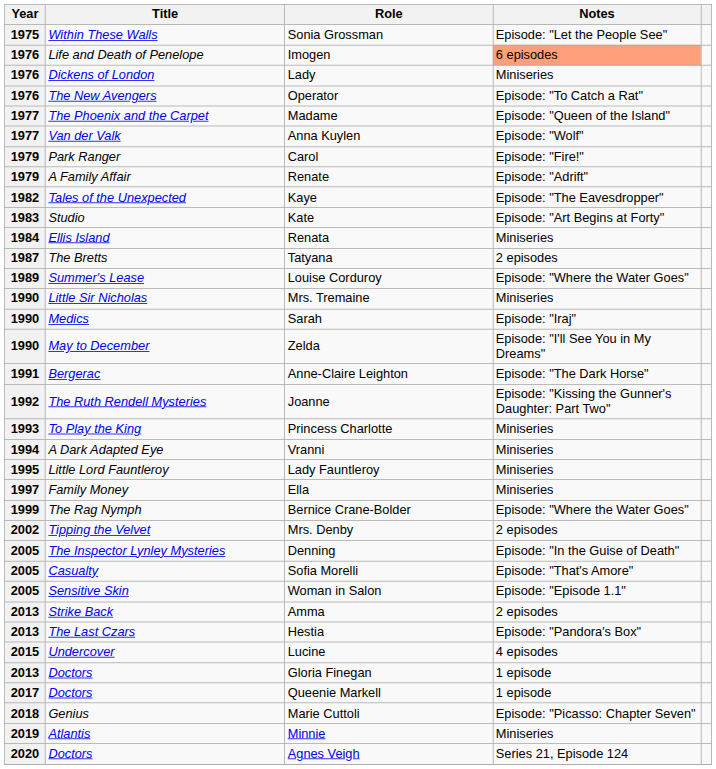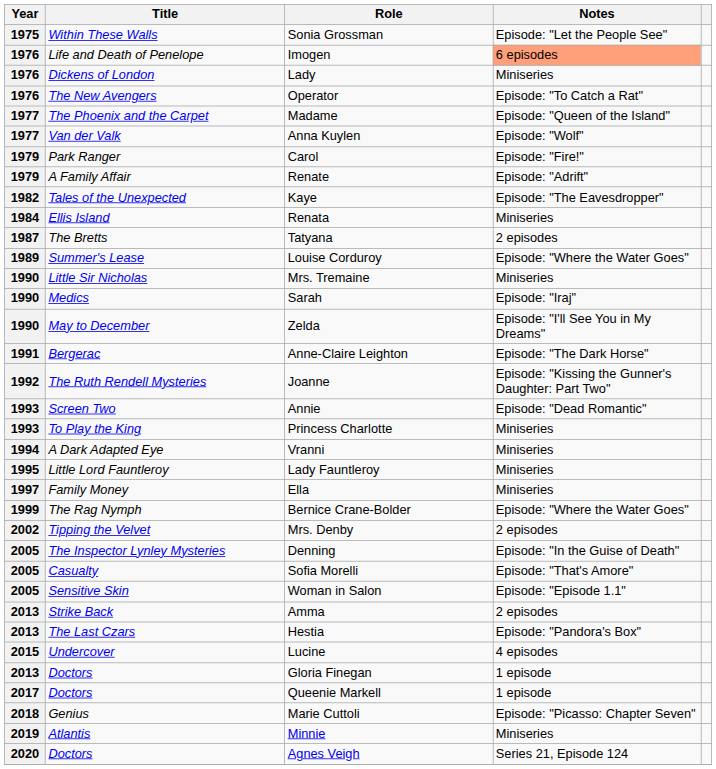- row: (301, 217)
+ row: (304, 408)
